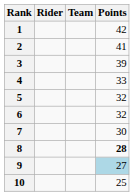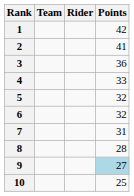columns swapped: (50, 13) <-> (81, 13)
(121, 64) 39 -> (121, 64) 36
(121, 132) 30 -> (121, 132) 31
(121, 149) bold -> (121, 149) normal
